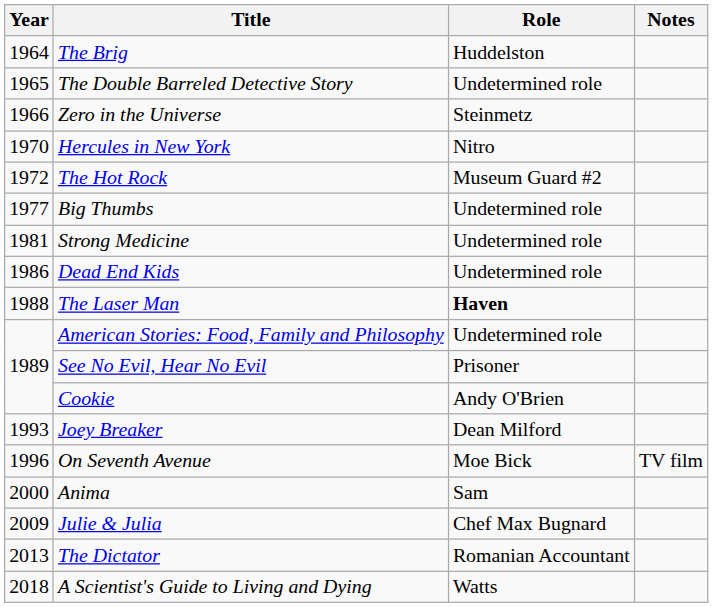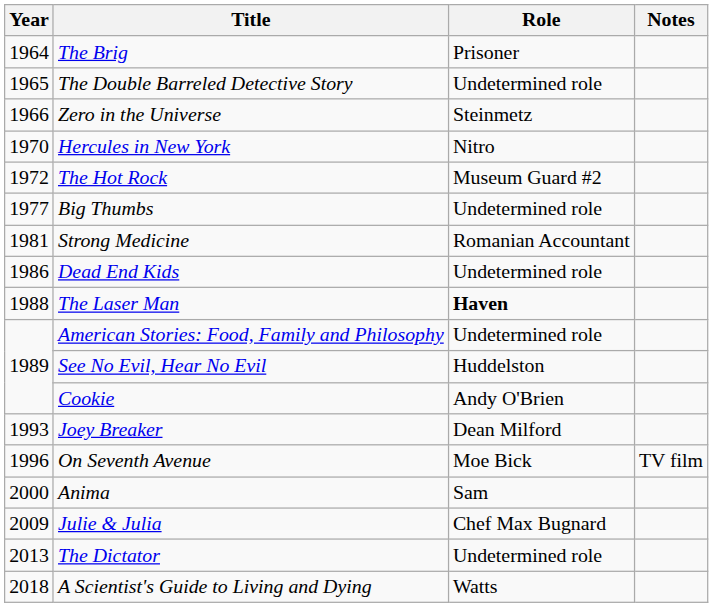(499, 51) Huddelston -> (486, 51) Prisoner
(528, 240) Undetermined role -> (541, 240) Romanian Accountant
(486, 366) Prisoner -> (499, 366) Huddelston
(541, 555) Romanian Accountant -> (528, 555) Undetermined role
